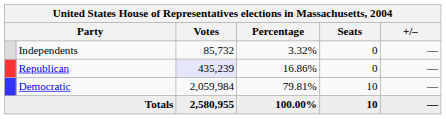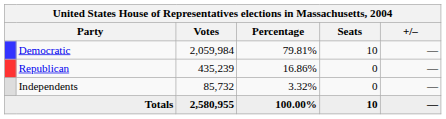rows swapped: (45, 87) <-> (48, 50)
(216, 68) lavender background -> (216, 68) no background
